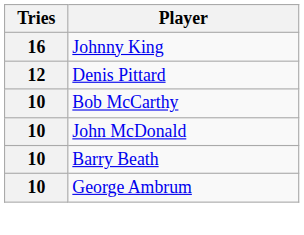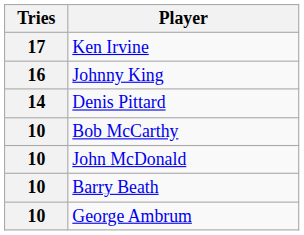+ row: (111, 46)
(36, 74) 12 -> (36, 103) 14
